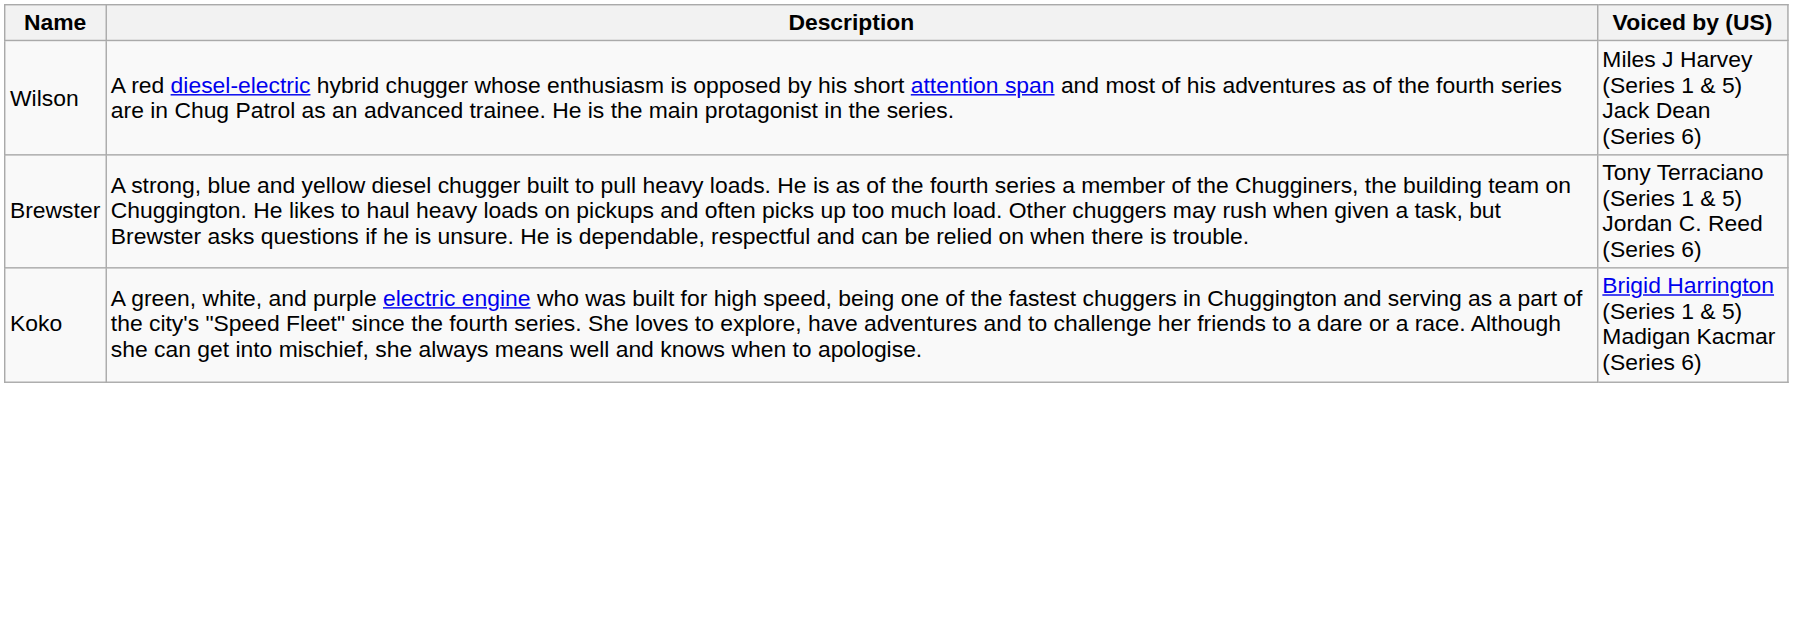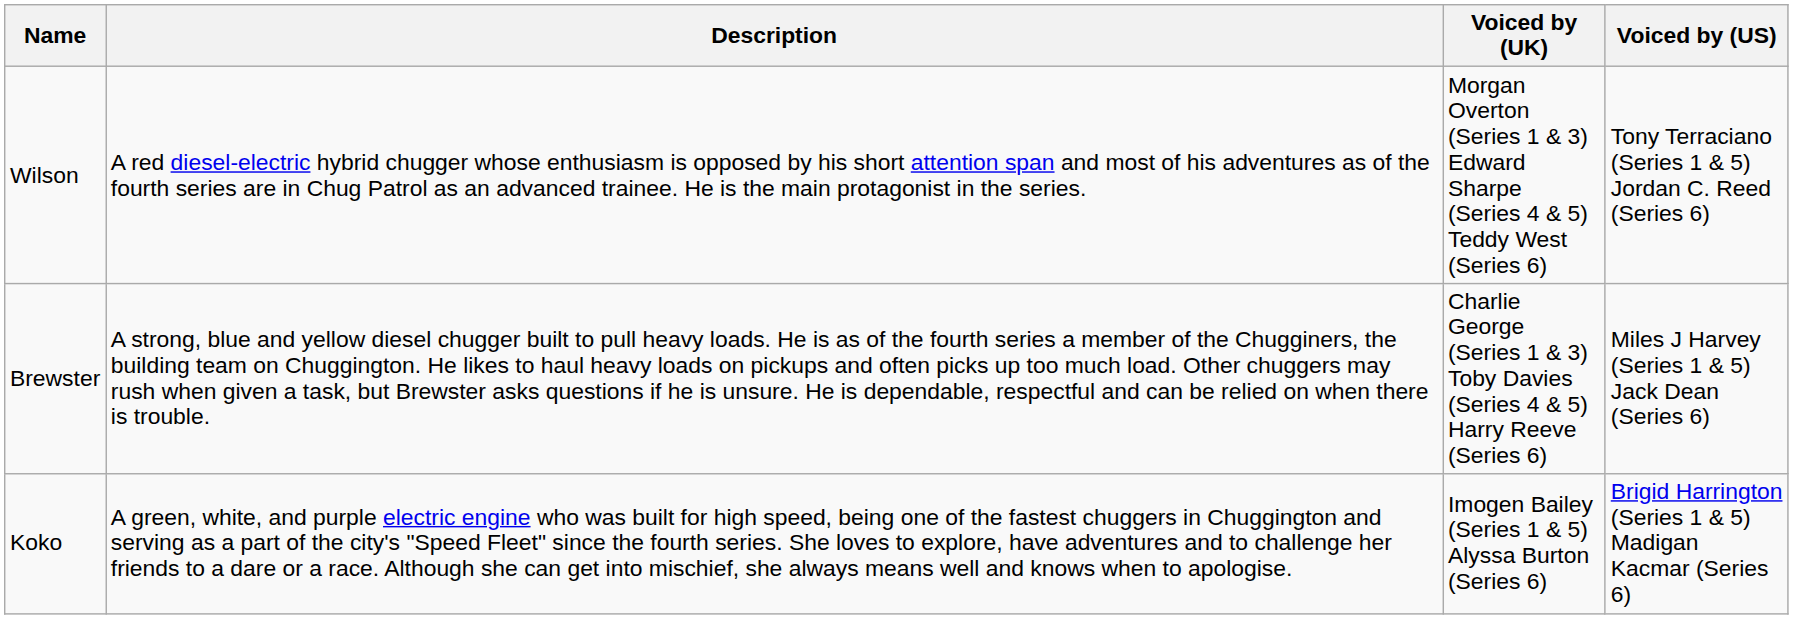+ column: (1524, 35)
(1677, 97) Miles J Harvey (Series 1 & 5) Jack Dean (Series 6) -> (1691, 174) Tony Terraciano (Series 1 & 5) Jordan C. Reed (Series 6)
(1683, 211) Tony Terraciano (Series 1 & 5) Jordan C. Reed (Series 6) -> (1686, 378) Miles J Harvey (Series 1 & 5) Jack Dean (Series 6)
